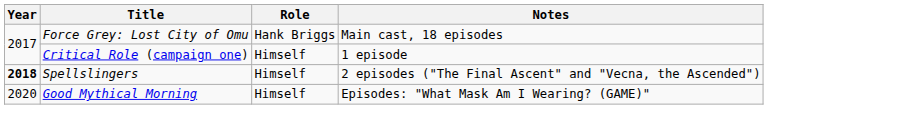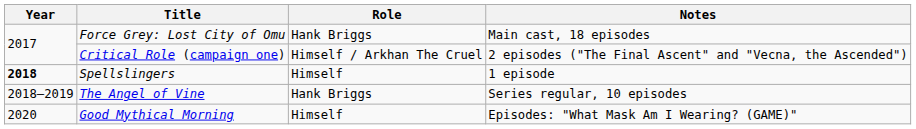(280, 54) Himself -> (387, 54) Himself / Arkhan The Cruel
(374, 54) 1 episode -> (698, 54) 2 episodes ("The Final Ascent" and "Vecna, the Ascended")
(551, 74) 2 episodes ("The Final Ascent" and "Vecna, the Ascended") -> (521, 74) 1 episode
+ row: (142, 94)
